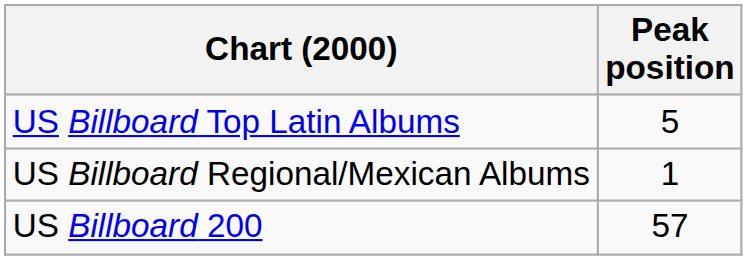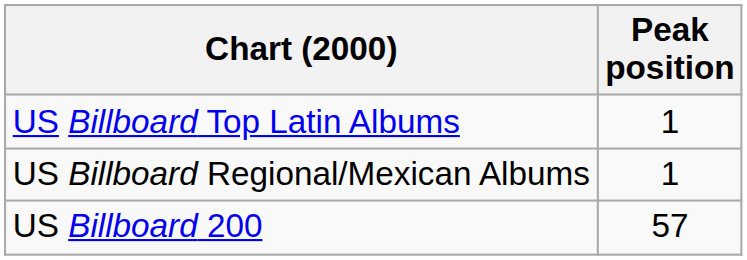(670, 121) 5 -> (670, 121) 1
